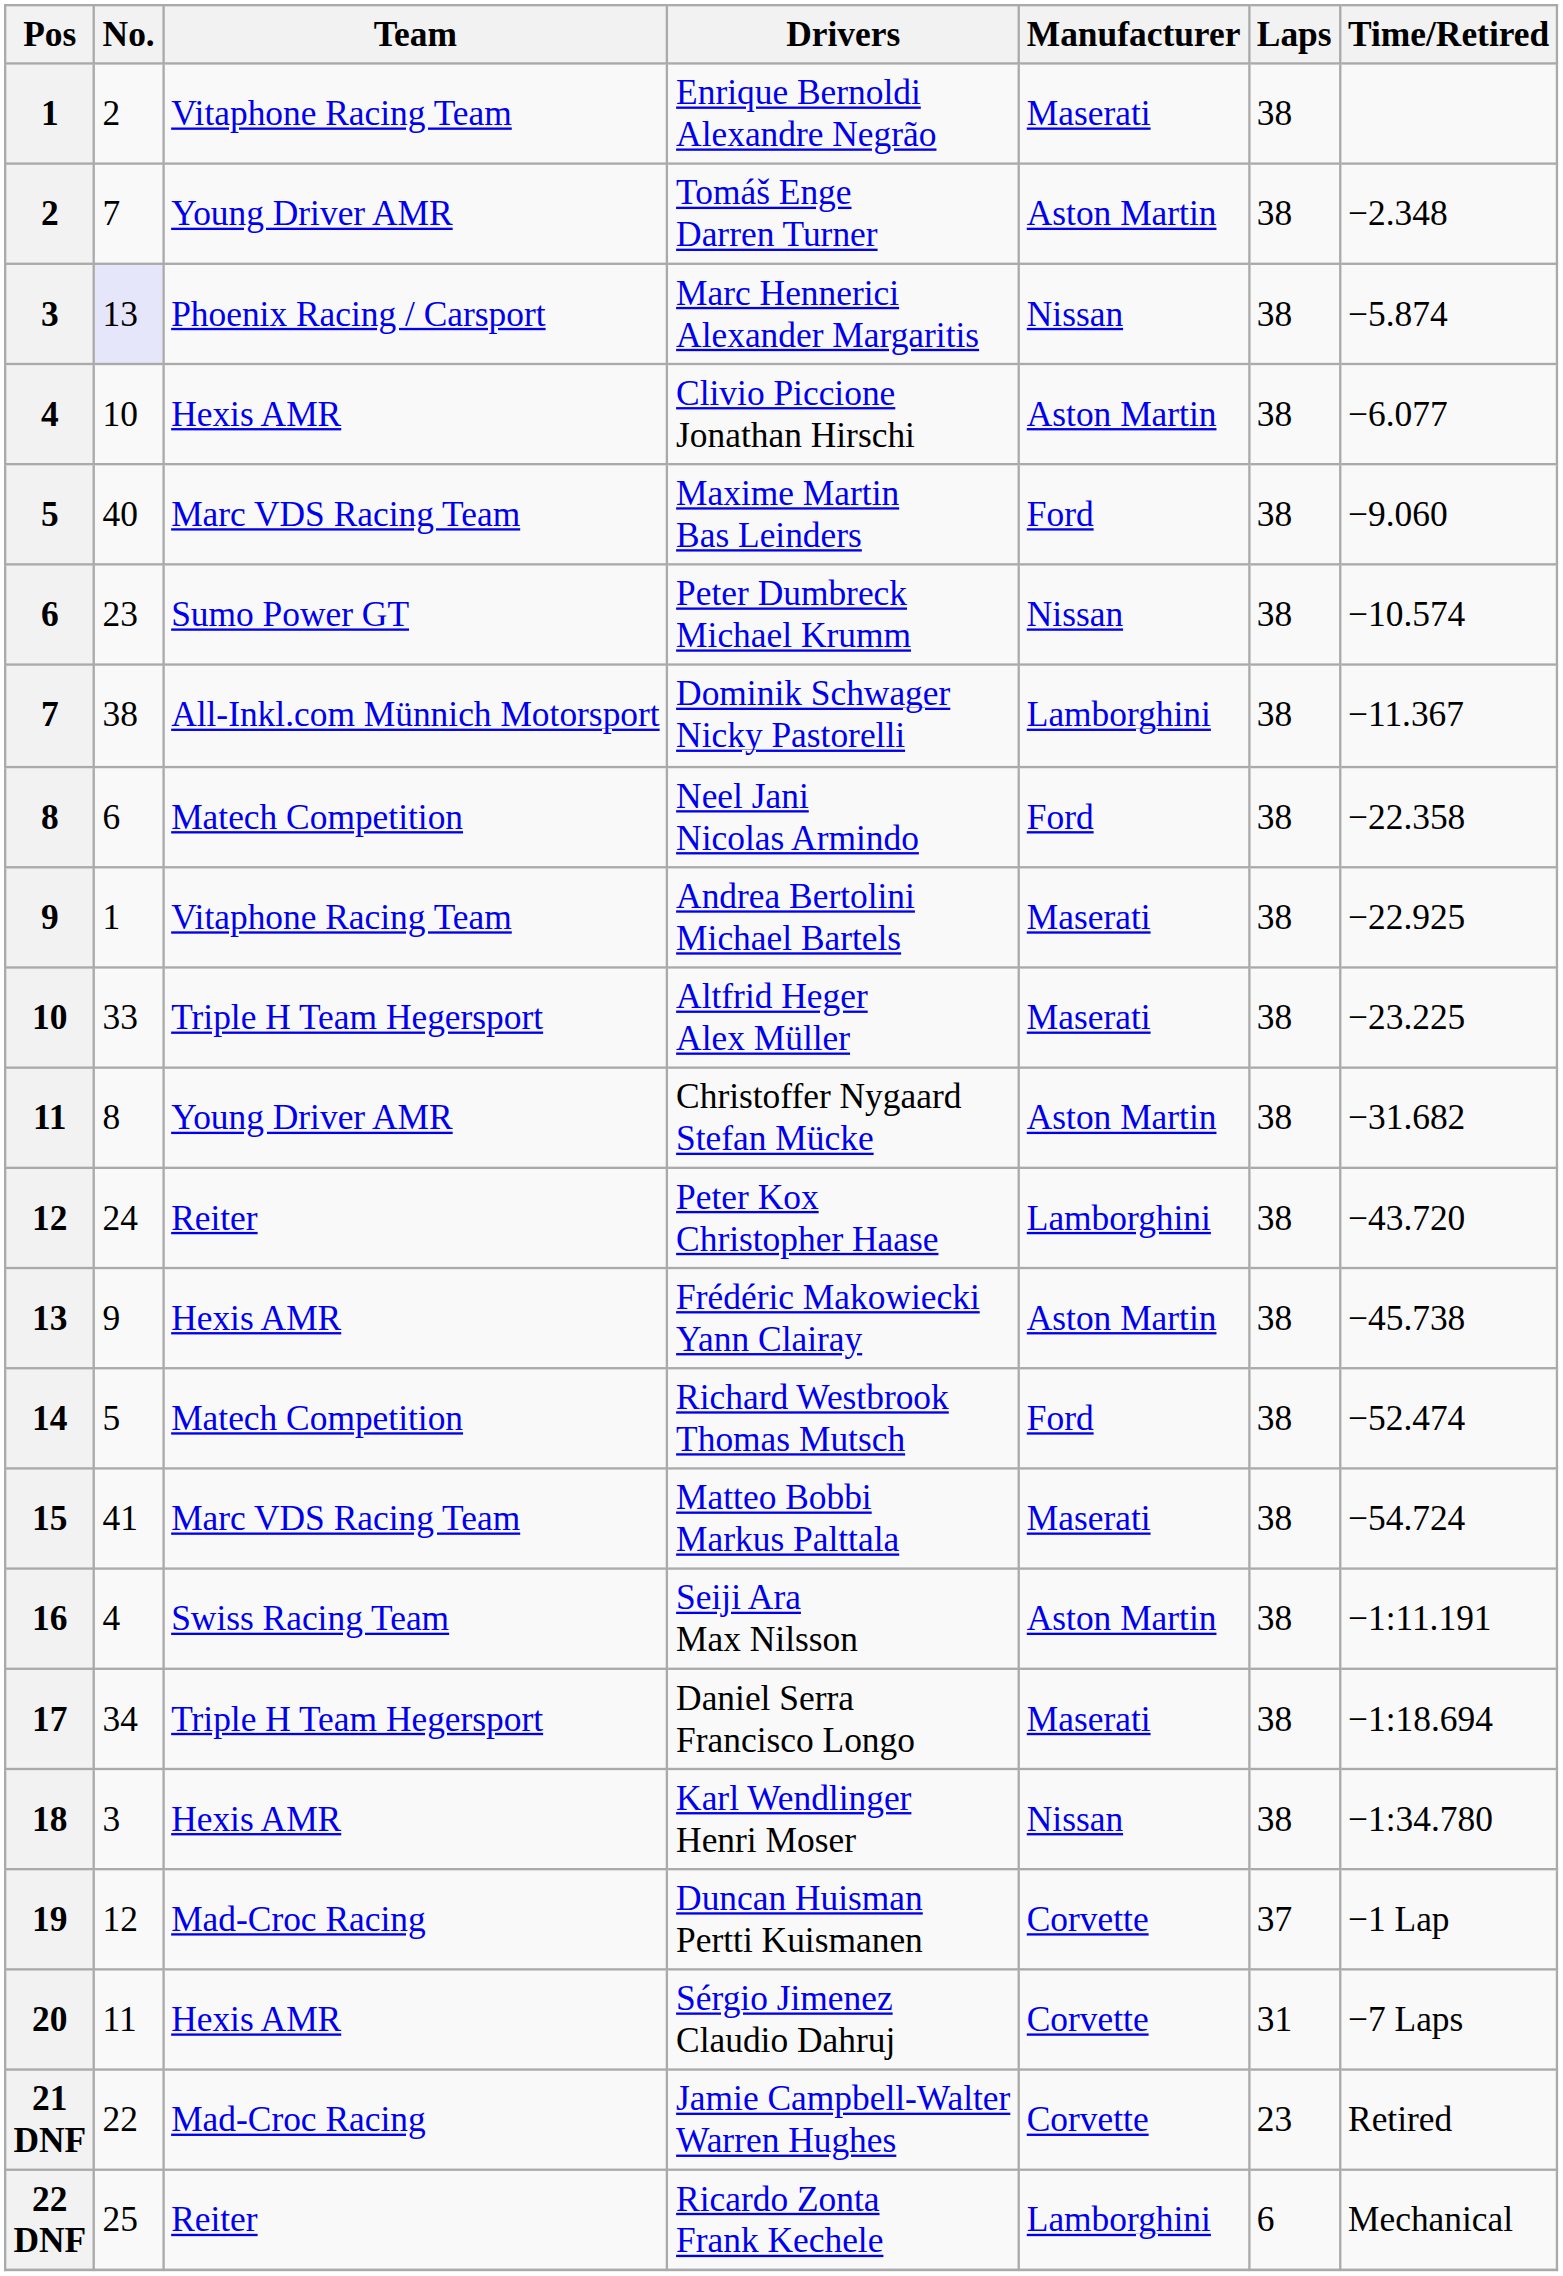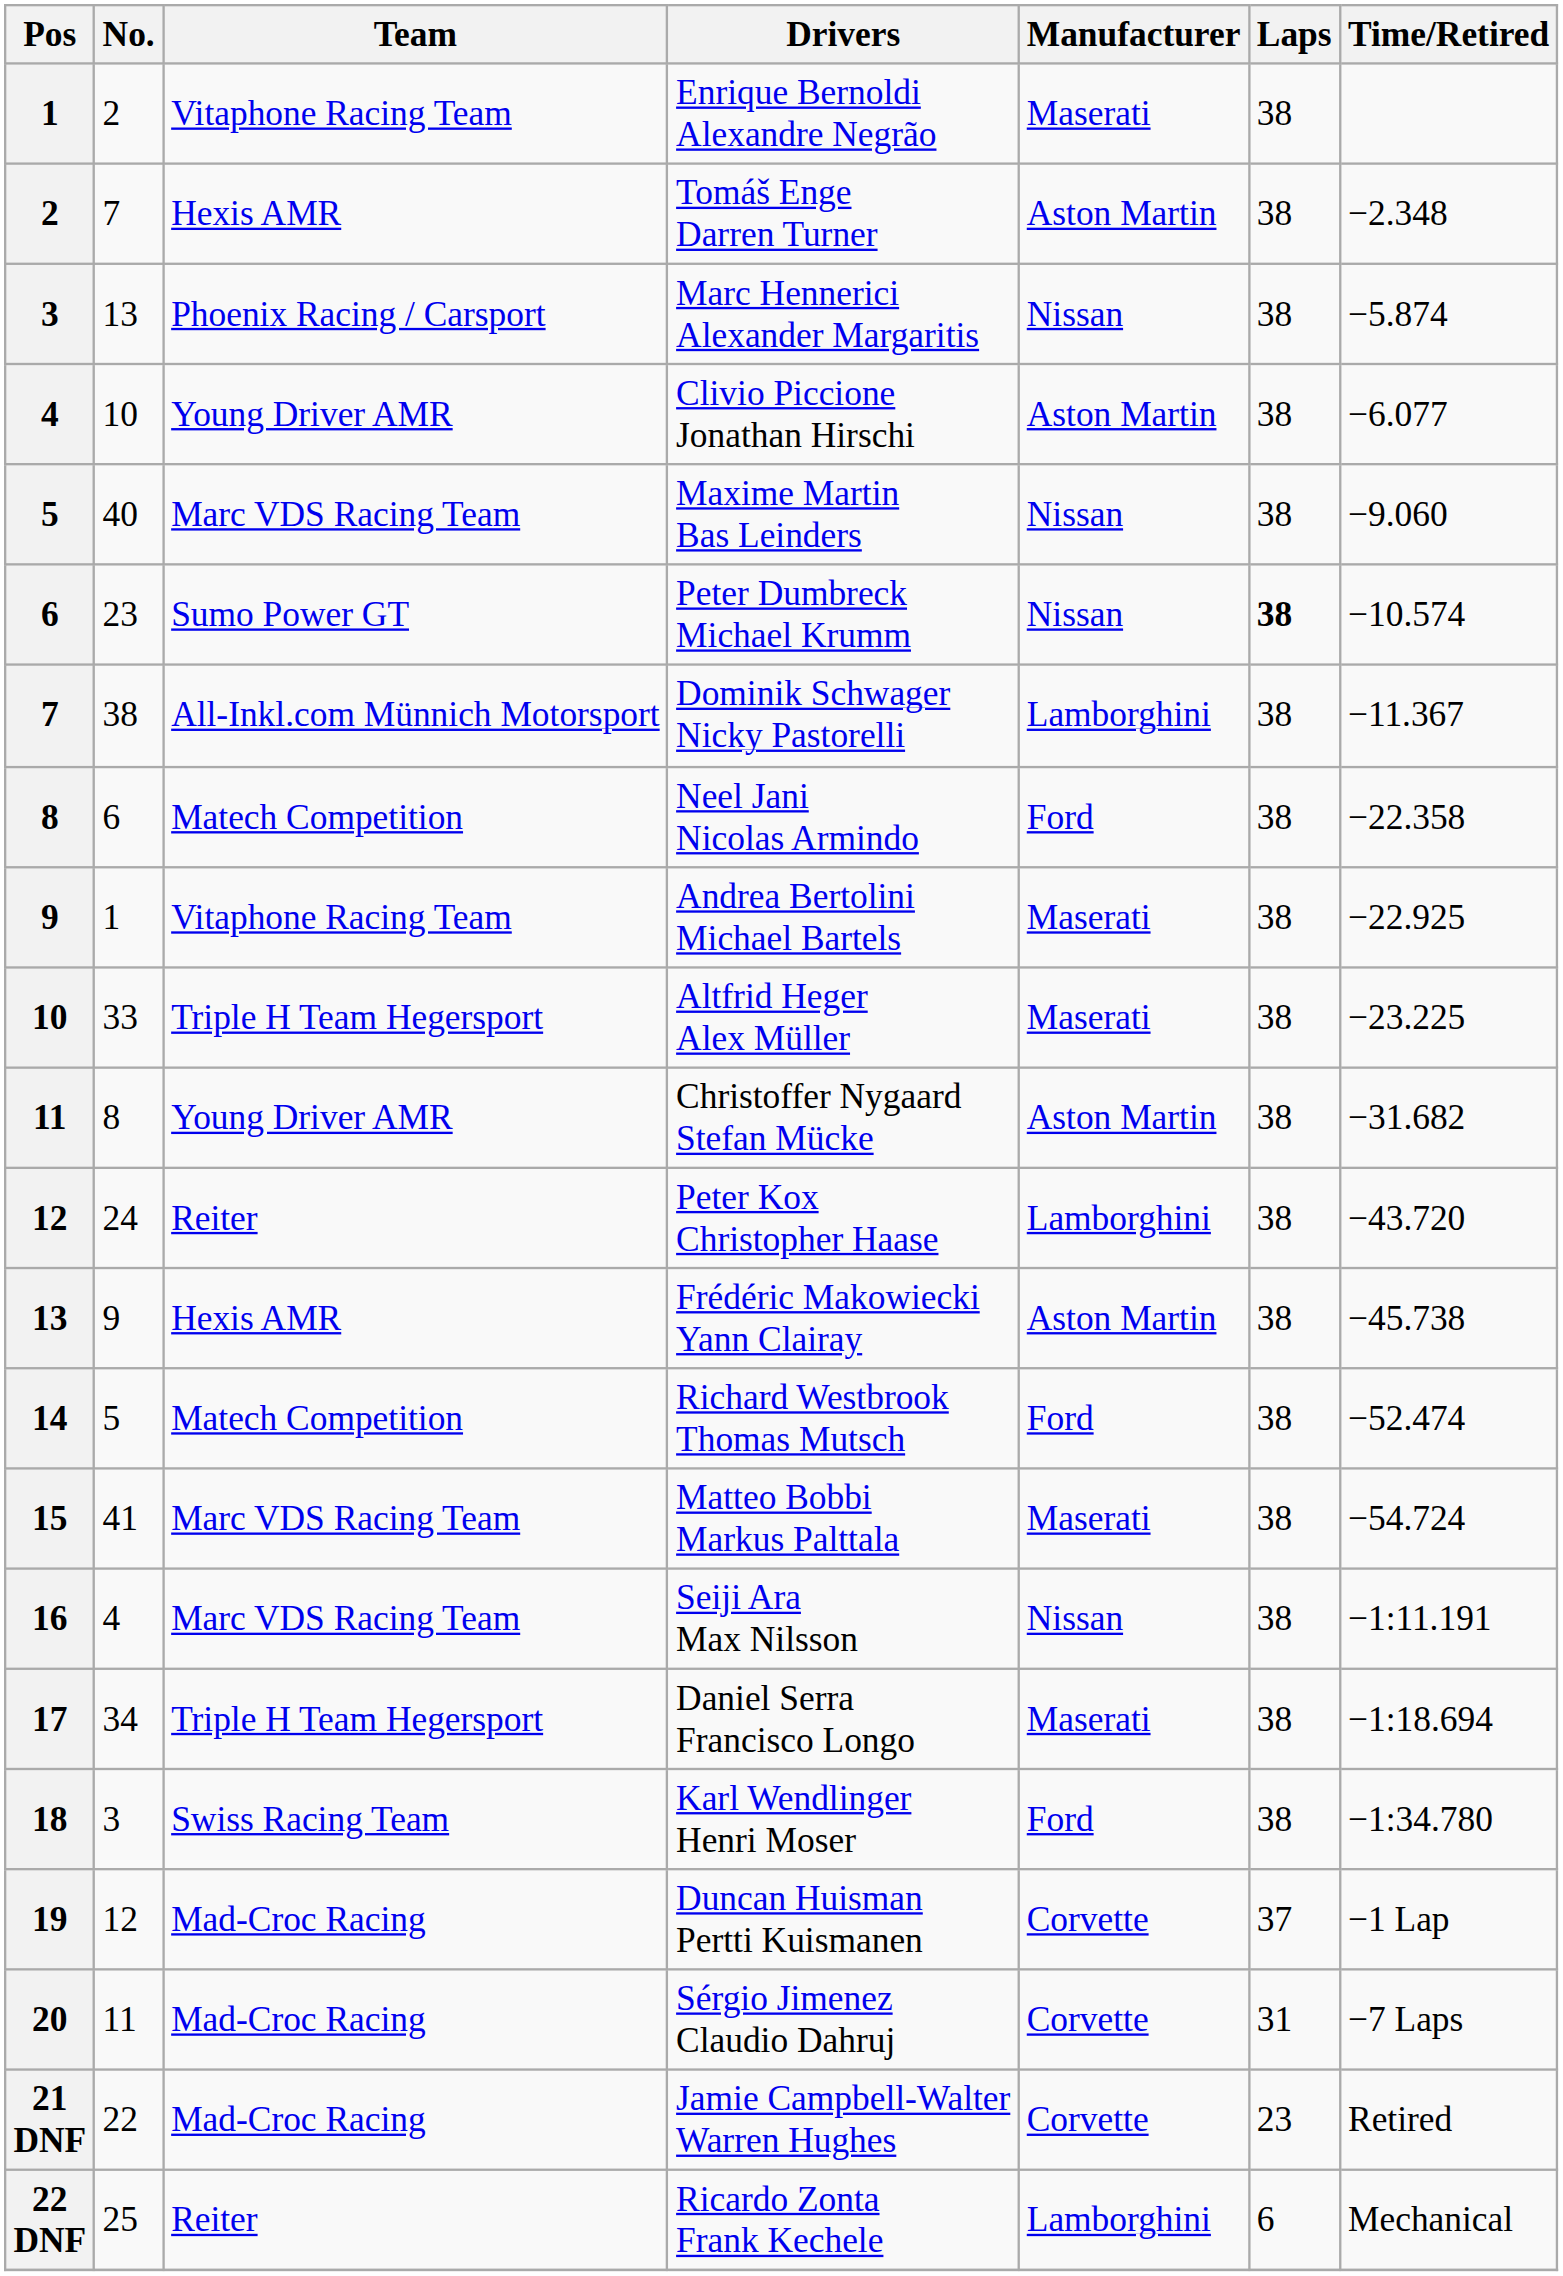(312, 213) Young Driver AMR -> (256, 213) Hexis AMR
(120, 313) lavender background -> (120, 313) no background
(256, 414) Hexis AMR -> (312, 414) Young Driver AMR
(1060, 514) Ford -> (1075, 514) Nissan
(1275, 614) normal -> (1275, 614) bold
(310, 1618) Swiss Racing Team -> (346, 1618) Marc VDS Racing Team
(1122, 1618) Aston Martin -> (1075, 1618) Nissan
(256, 1818) Hexis AMR -> (310, 1818) Swiss Racing Team
(1075, 1818) Nissan -> (1060, 1818) Ford
(256, 2019) Hexis AMR -> (298, 2019) Mad-Croc Racing
